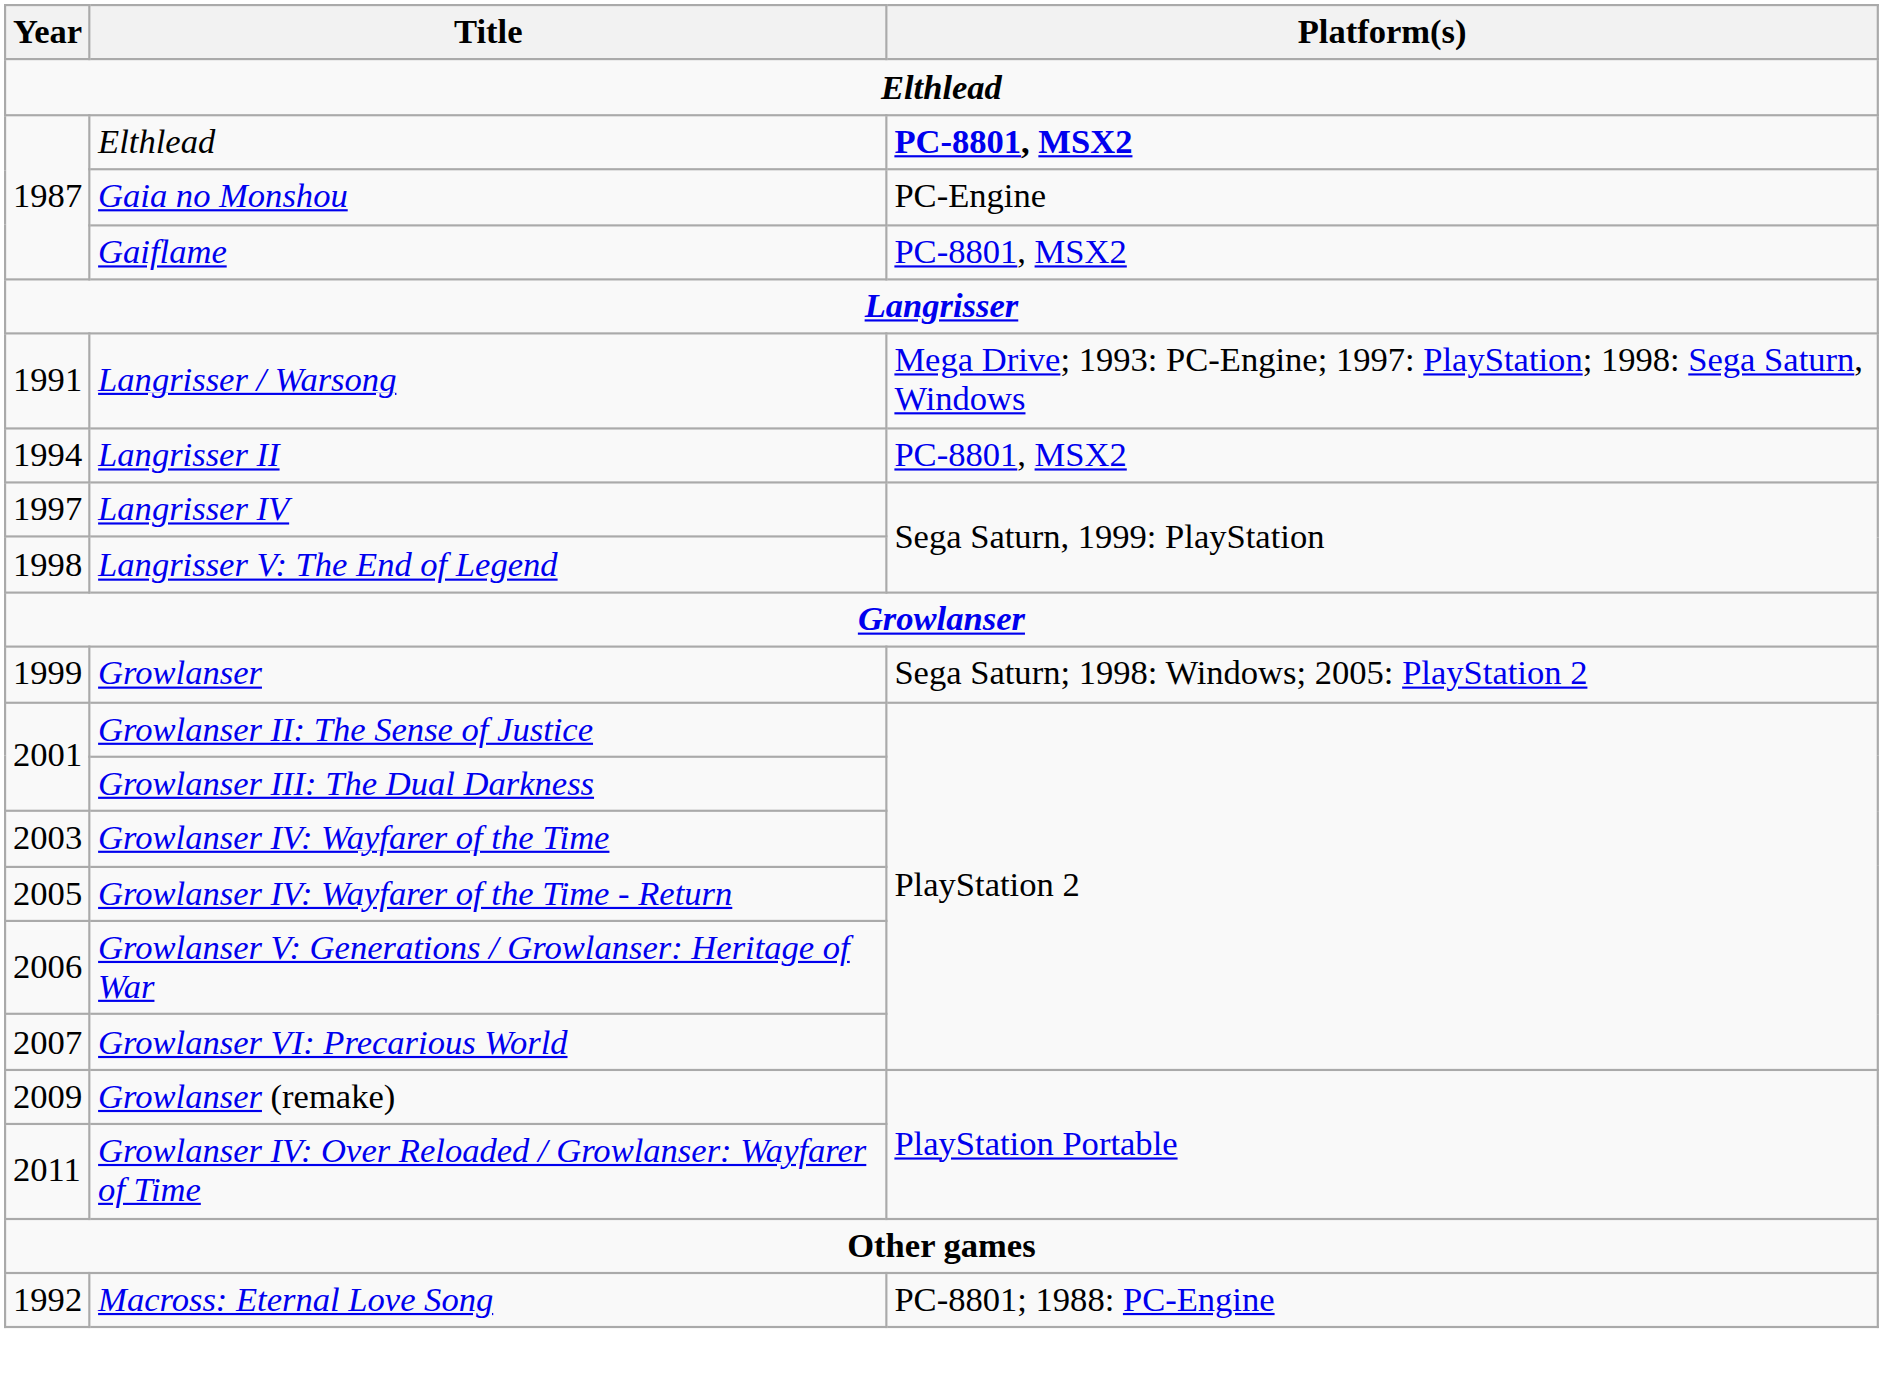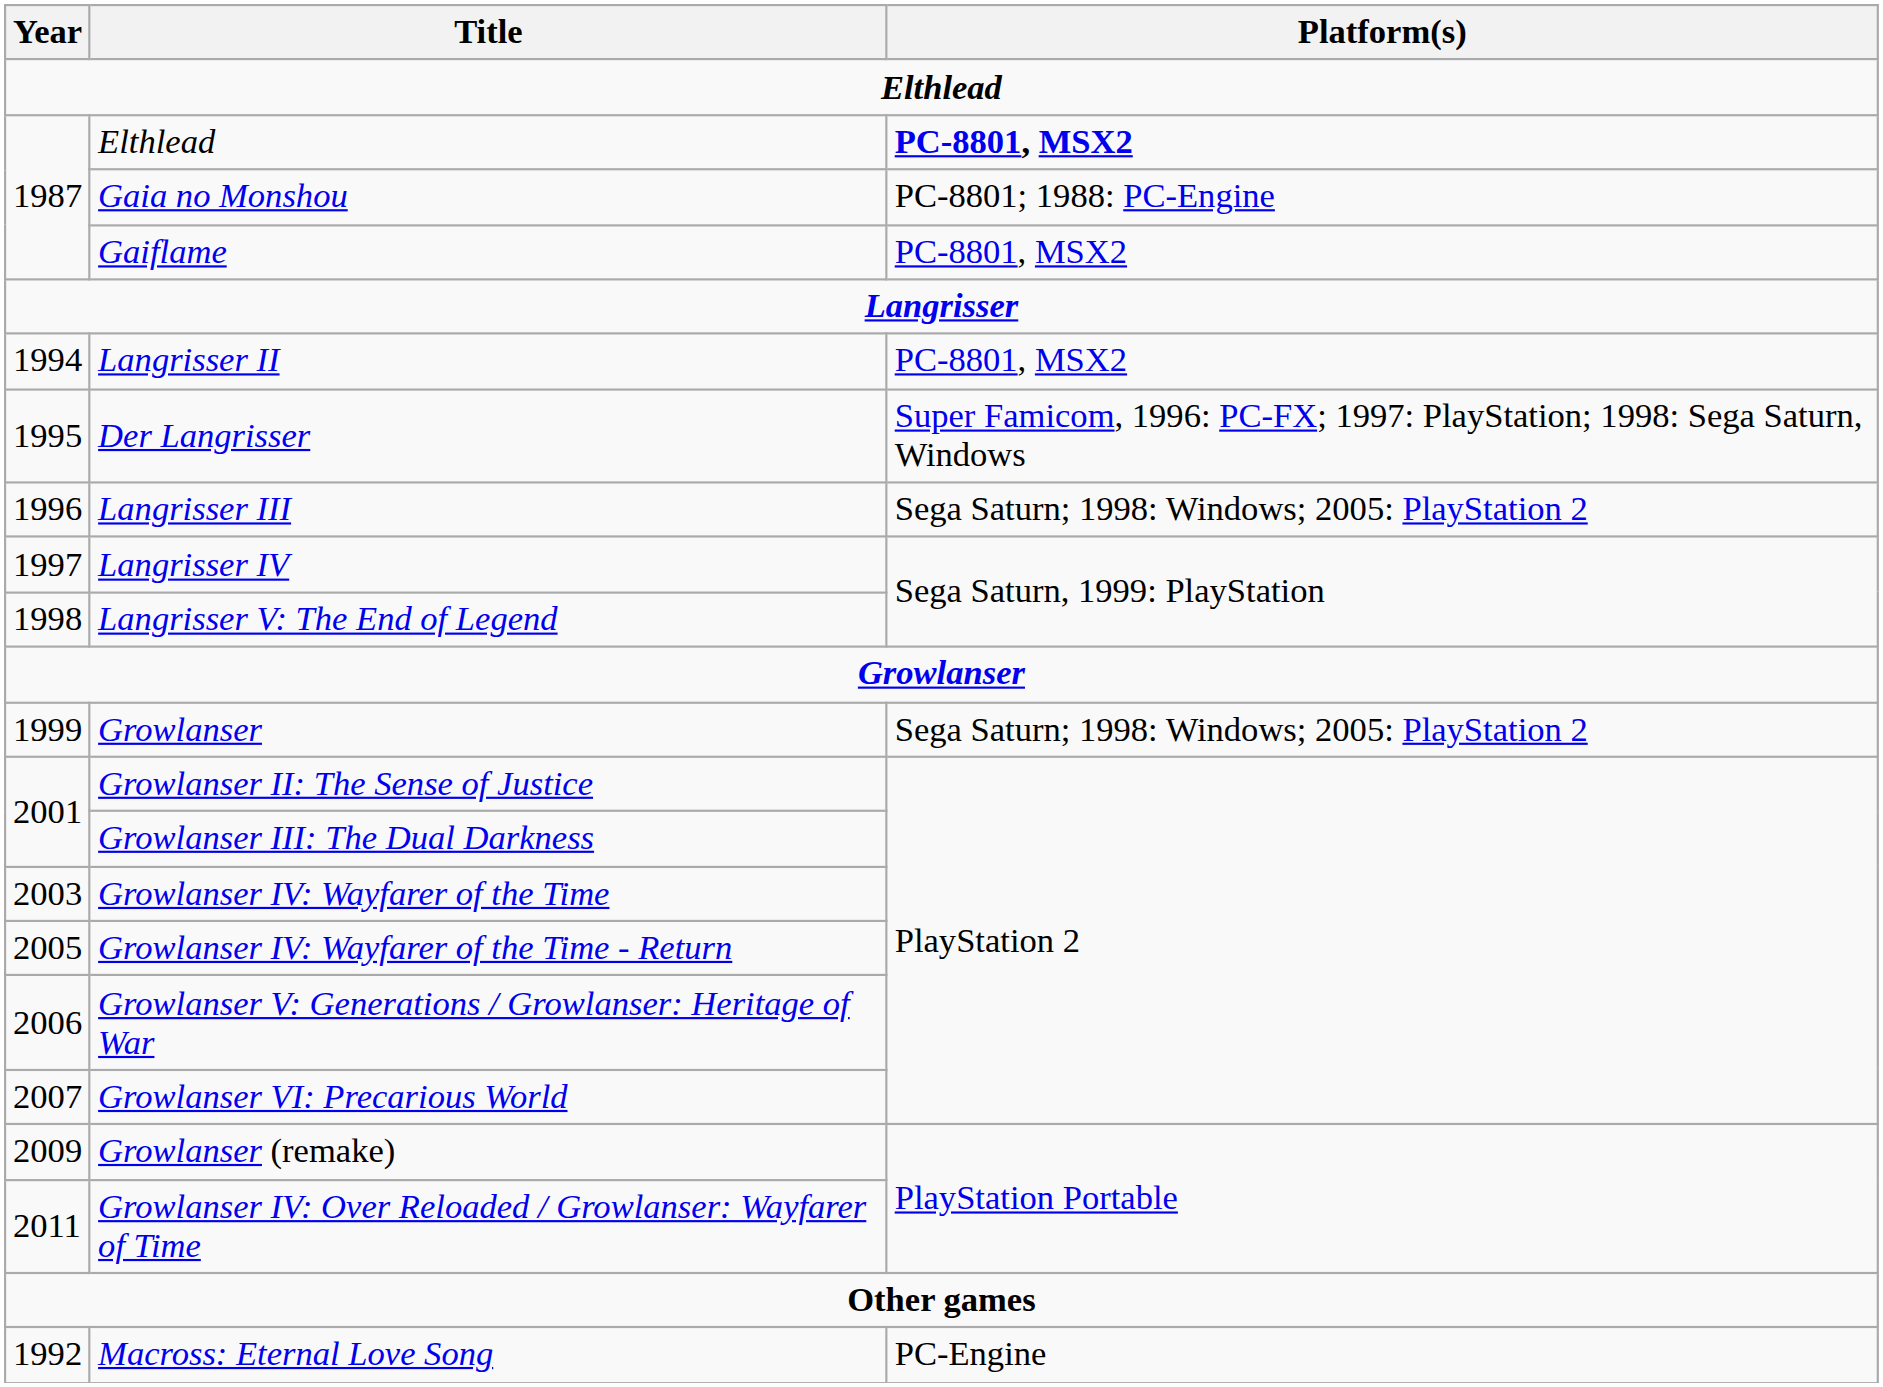(970, 196) PC-Engine -> (1085, 196) PC-8801; 1988: PC-Engine
- row: (48, 380)
+ row: (48, 435)
+ row: (48, 509)
(1084, 1299) PC-8801; 1988: PC-Engine -> (971, 1354) PC-Engine
